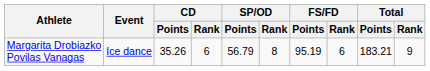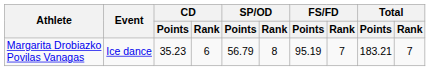(173, 52) 35.26 -> (173, 52) 35.23
(342, 52) 6 -> (342, 52) 7
(410, 52) 9 -> (410, 52) 7
